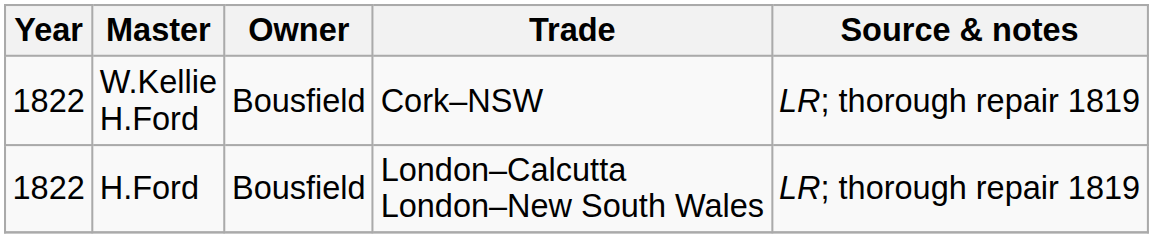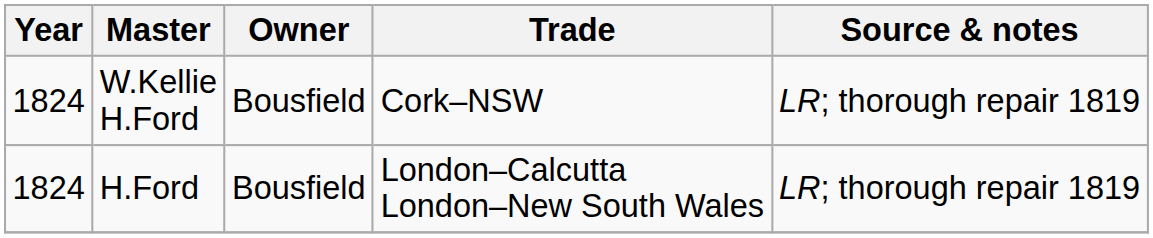(49, 100) 1822 -> (49, 100) 1824
(49, 188) 1822 -> (49, 188) 1824
